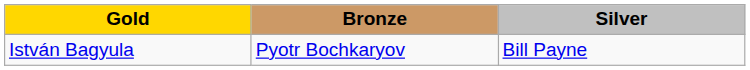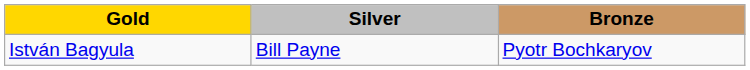columns swapped: (622, 19) <-> (375, 19)
